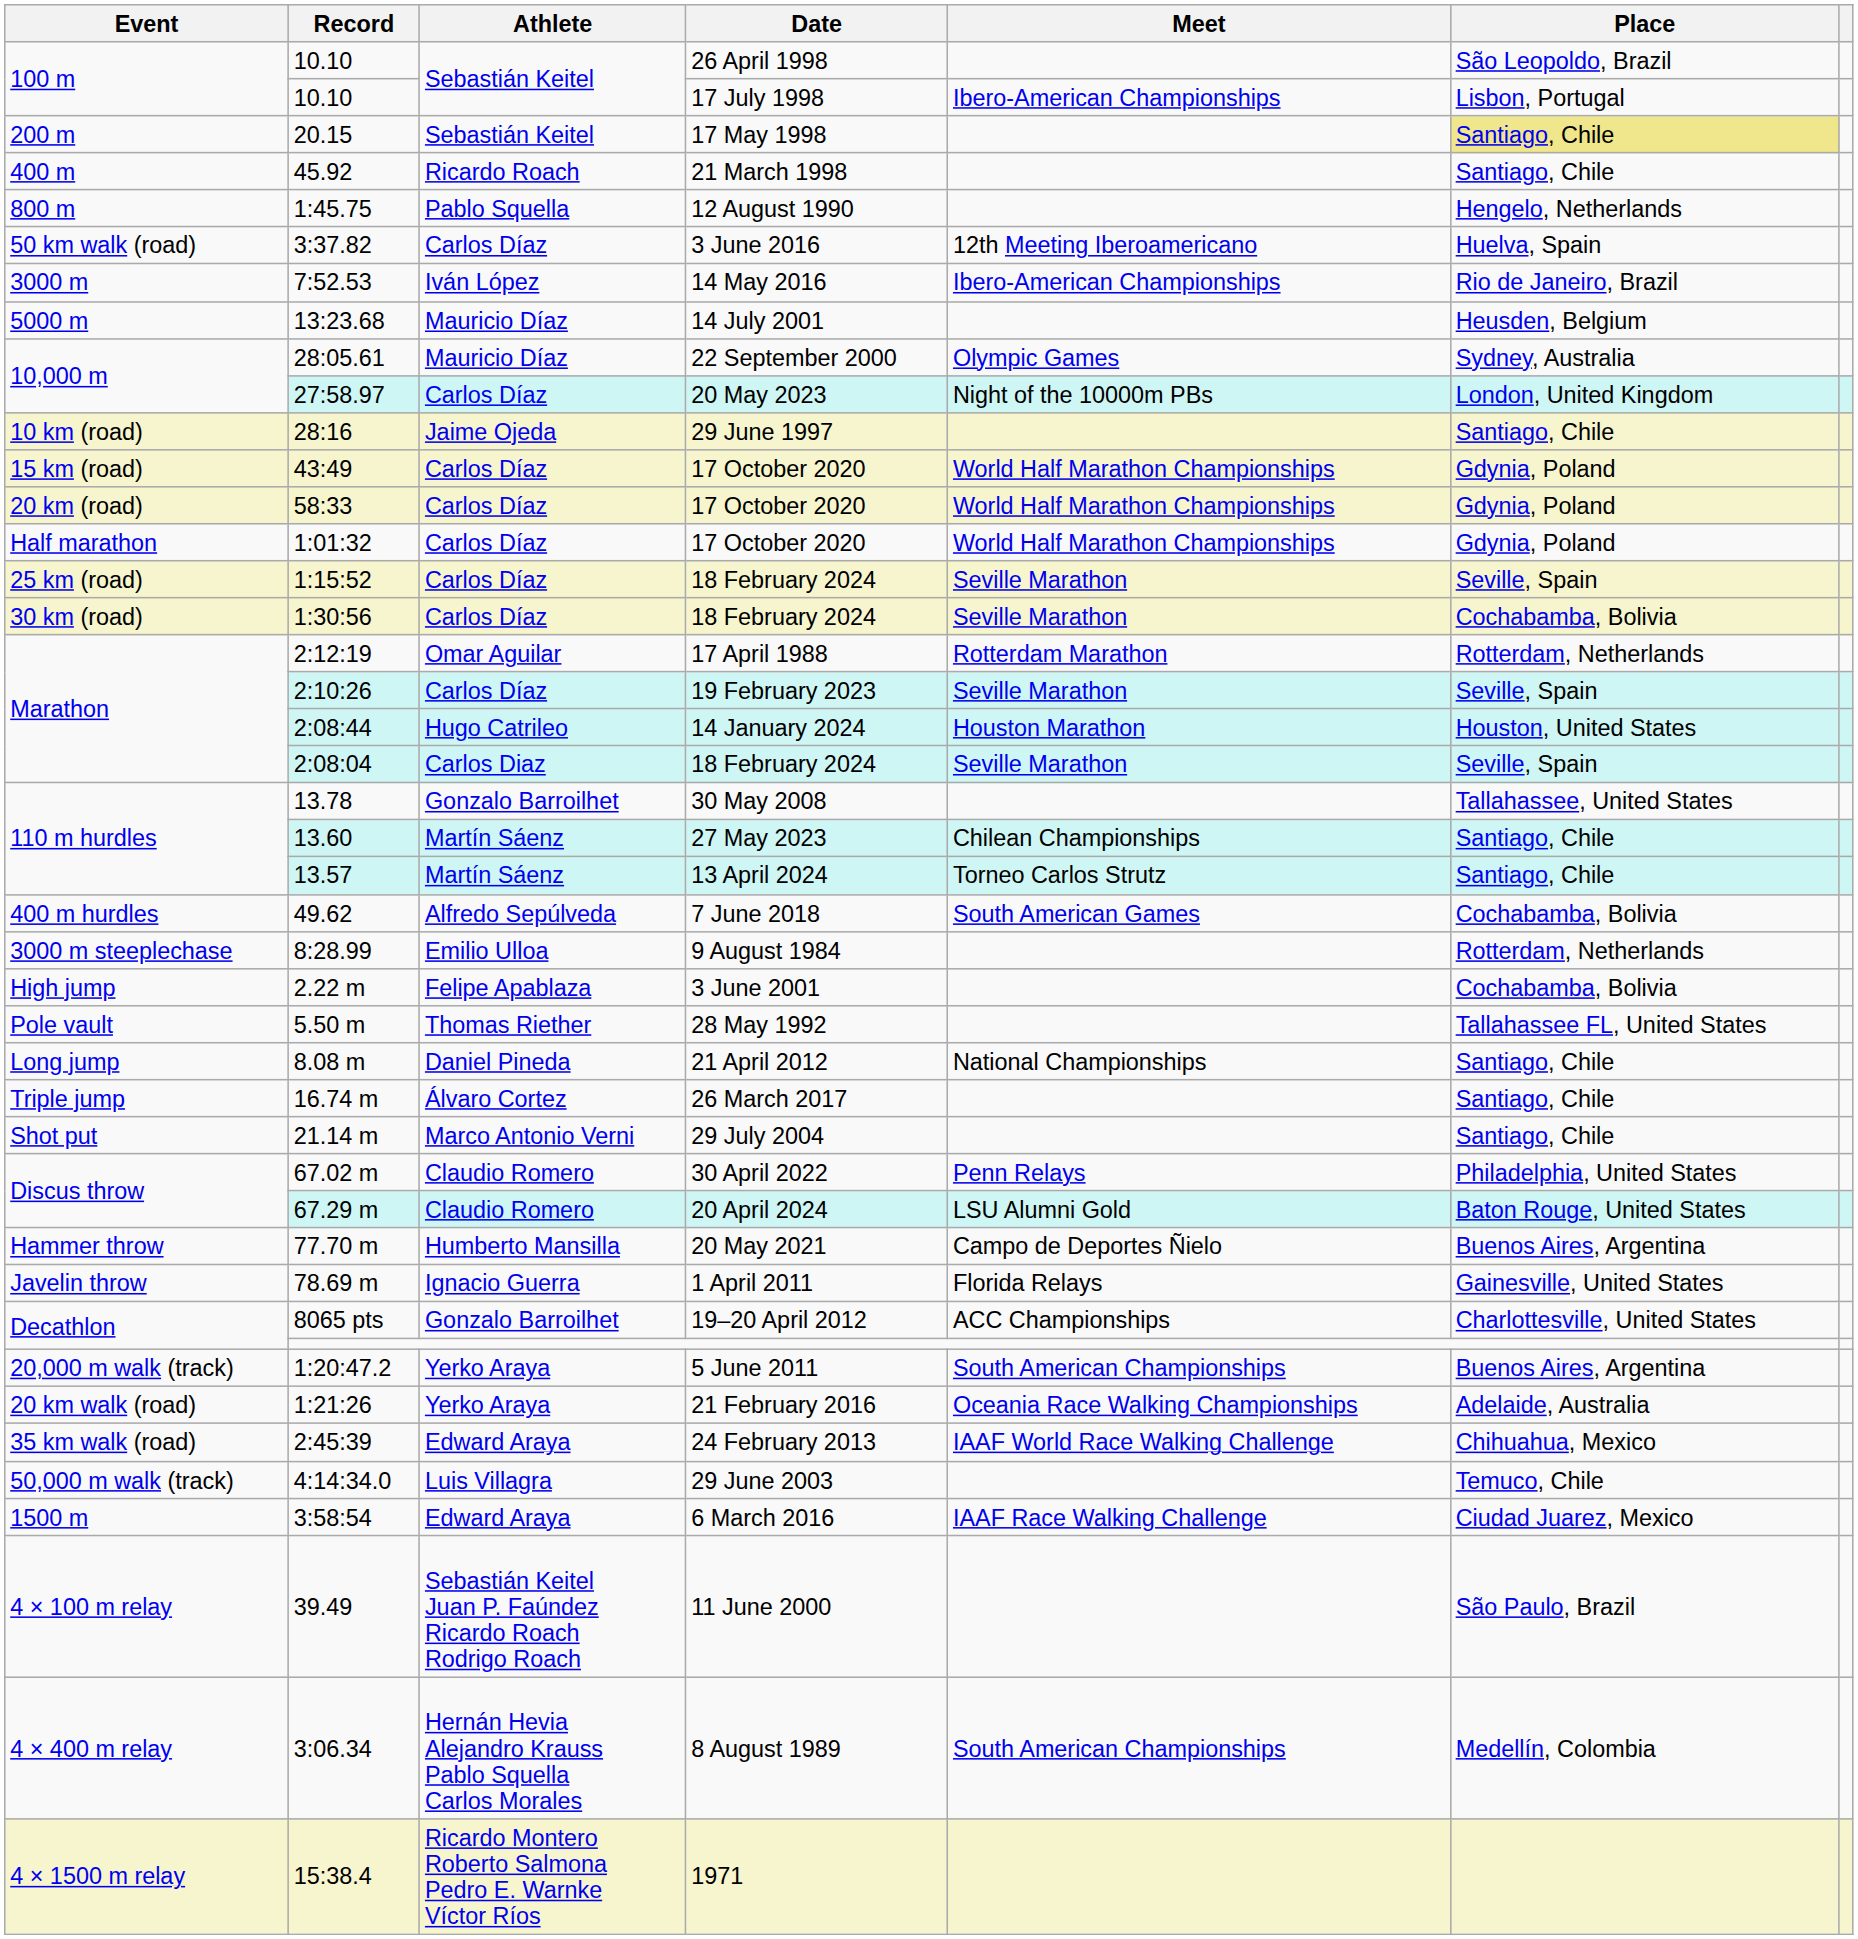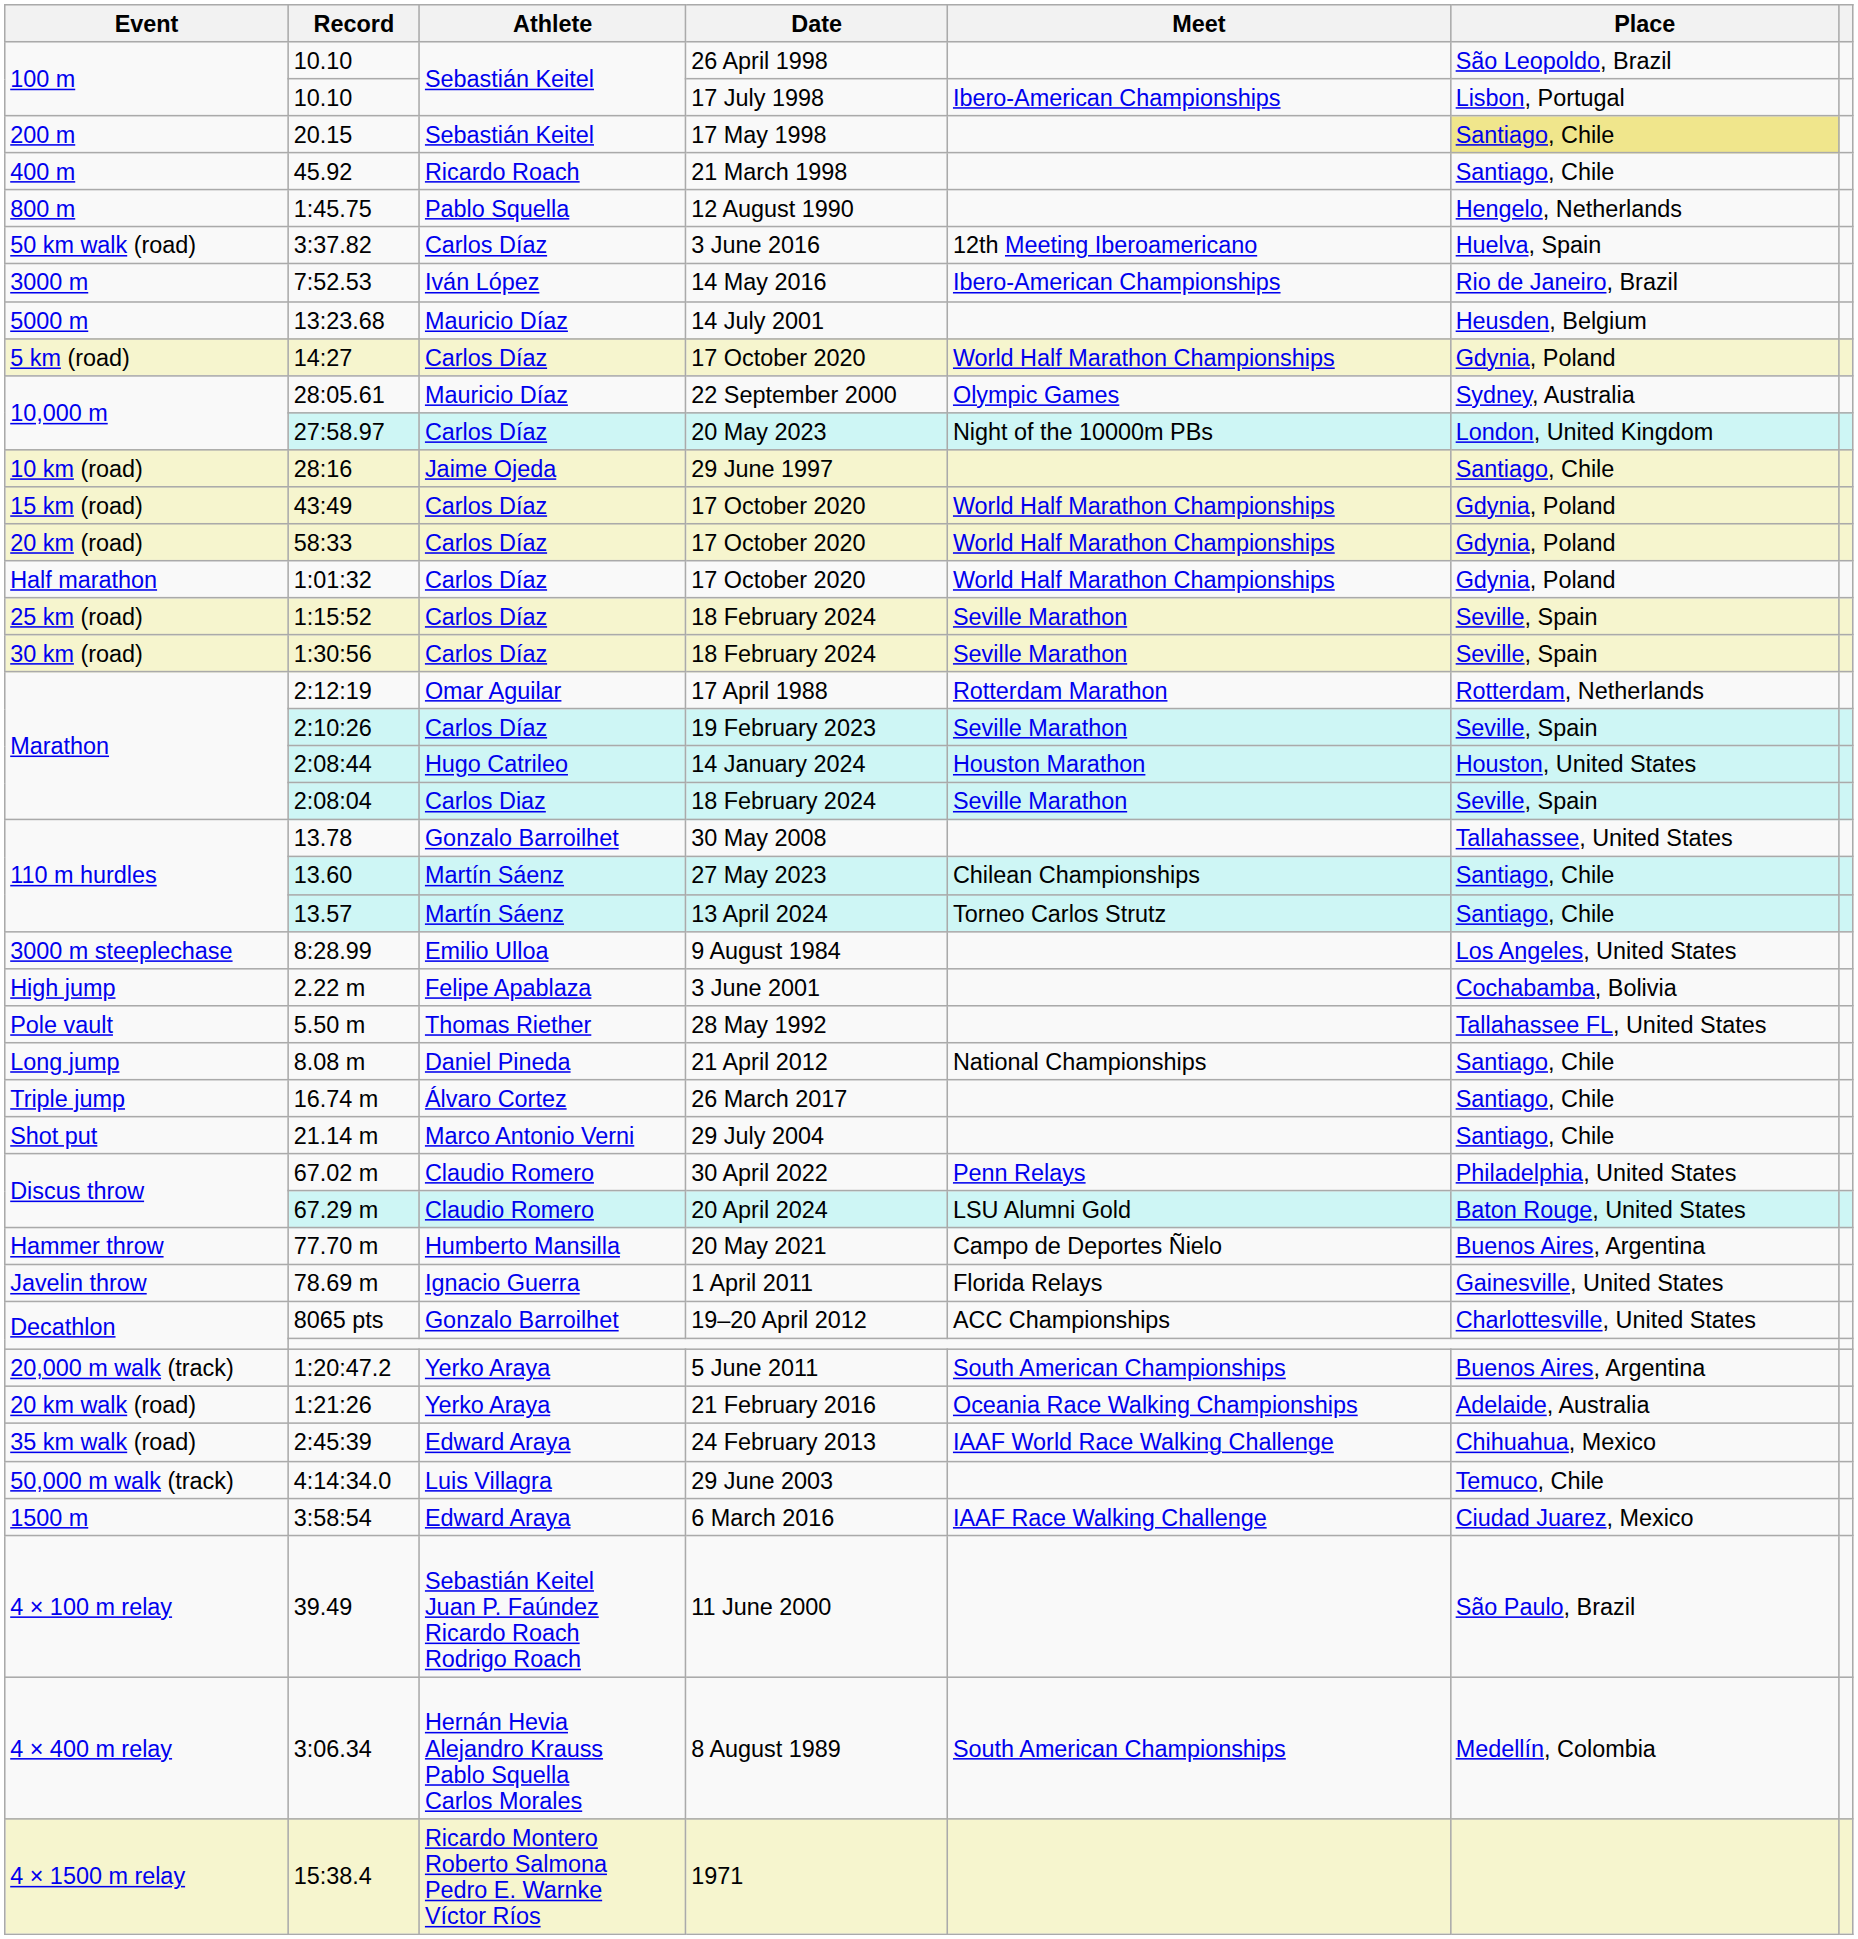+ row: (323, 357)
(1566, 616) Cochabamba, Bolivia -> (1527, 653) Seville, Spain
- row: (323, 913)
(1580, 950) Rotterdam, Netherlands -> (1596, 950) Los Angeles, United States
